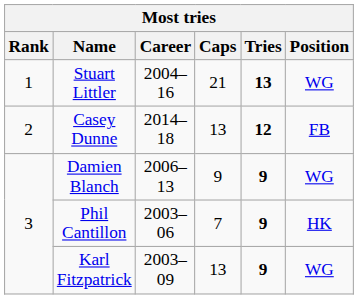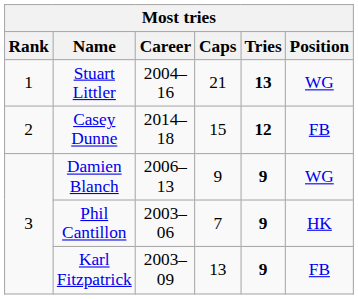(218, 129) 13 -> (218, 129) 15
(319, 270) WG -> (319, 270) FB
